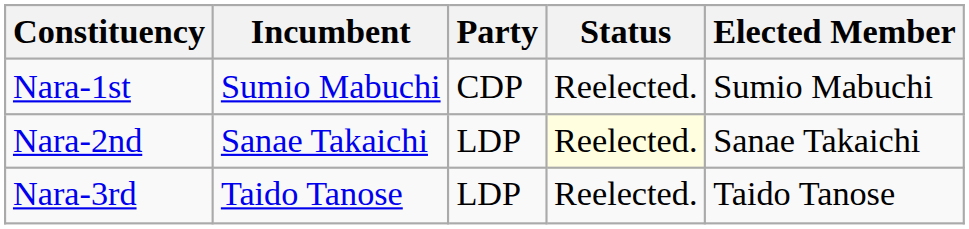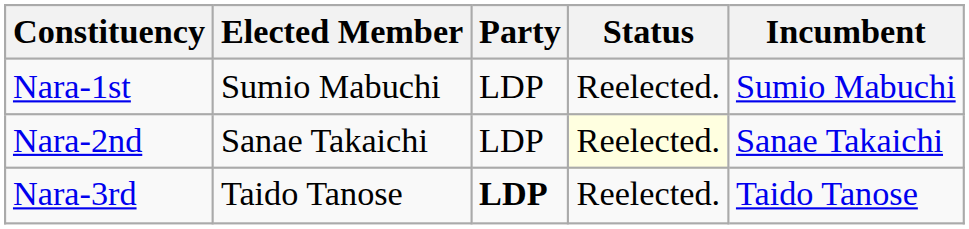columns swapped: (331, 31) <-> (834, 31)
(490, 85) CDP -> (511, 85) LDP
(489, 194) normal -> (513, 194) bold
